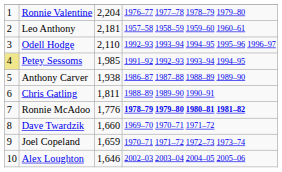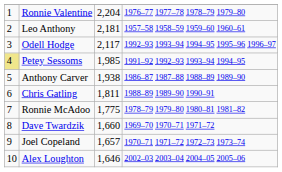(108, 45) 2,110 -> (108, 45) 2,117
(109, 110) 1,776 -> (109, 110) 1,775
(185, 110) bold -> (185, 110) normal
(109, 142) 1,659 -> (109, 142) 1,657
